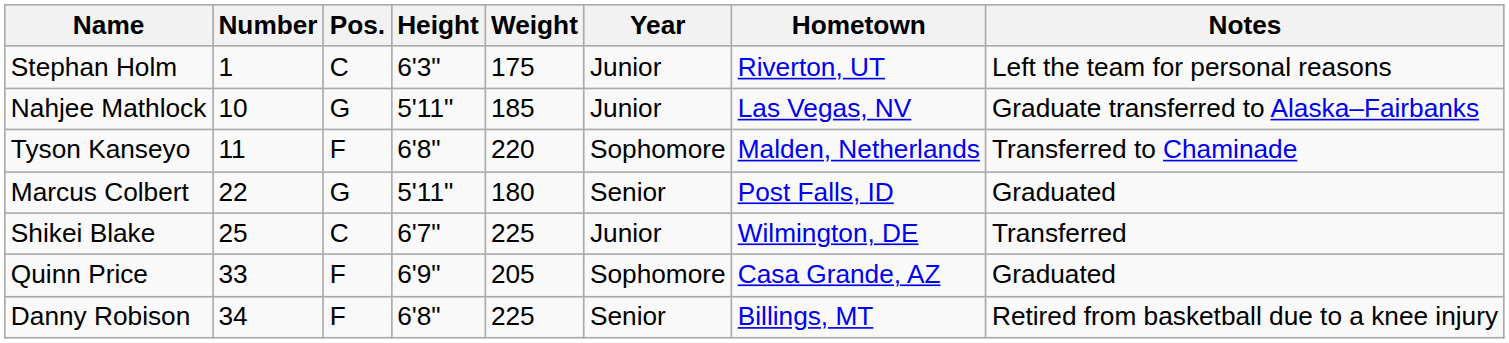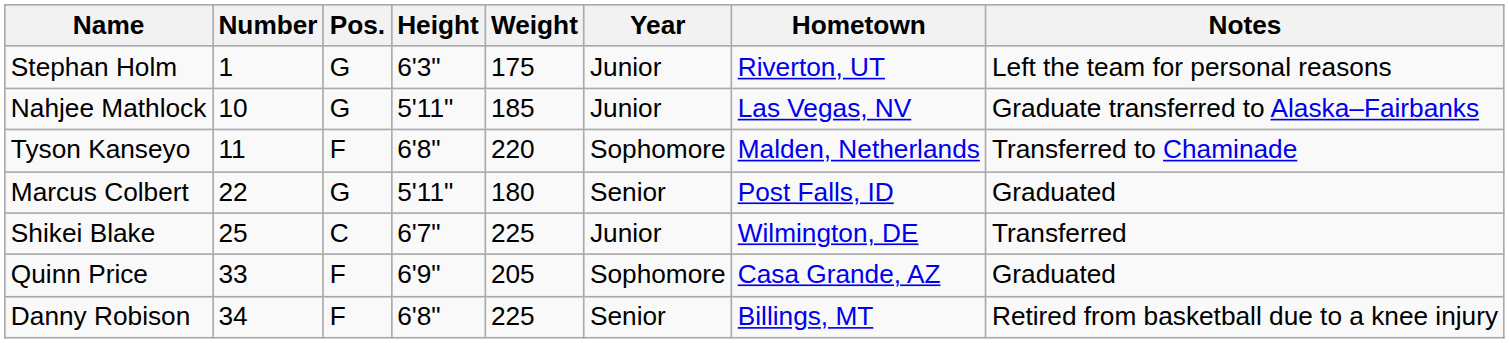(339, 66) C -> (340, 66) G
